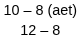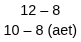rows swapped: (40, 10) <-> (40, 30)
